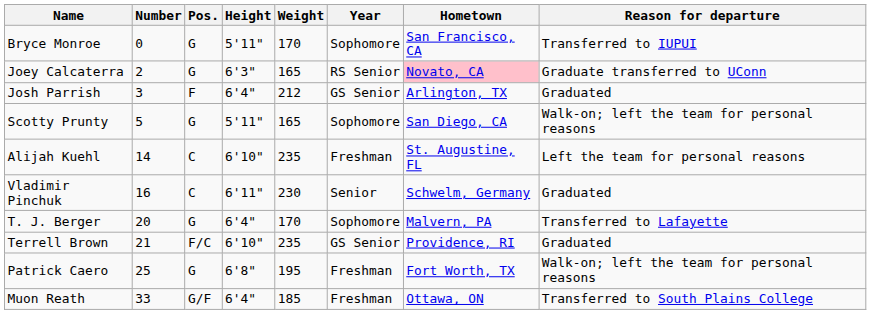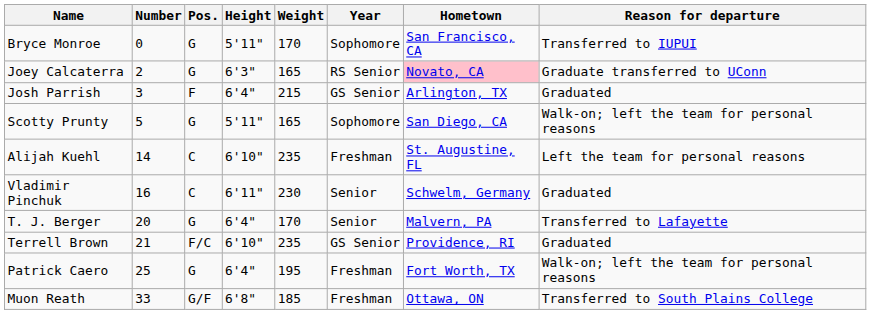(289, 93) 212 -> (289, 93) 215
(365, 221) Sophomore -> (354, 221) Senior
(241, 271) 6'8" -> (241, 271) 6'4"
(241, 299) 6'4" -> (241, 299) 6'8"
